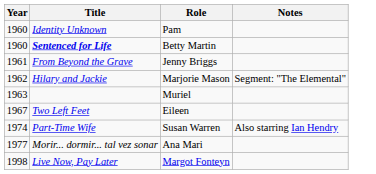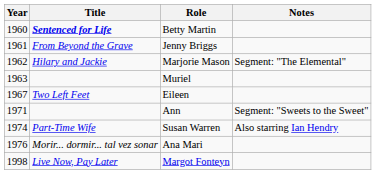- row: (172, 29)
+ row: (171, 111)
(17, 144) 1977 -> (17, 144) 1976
